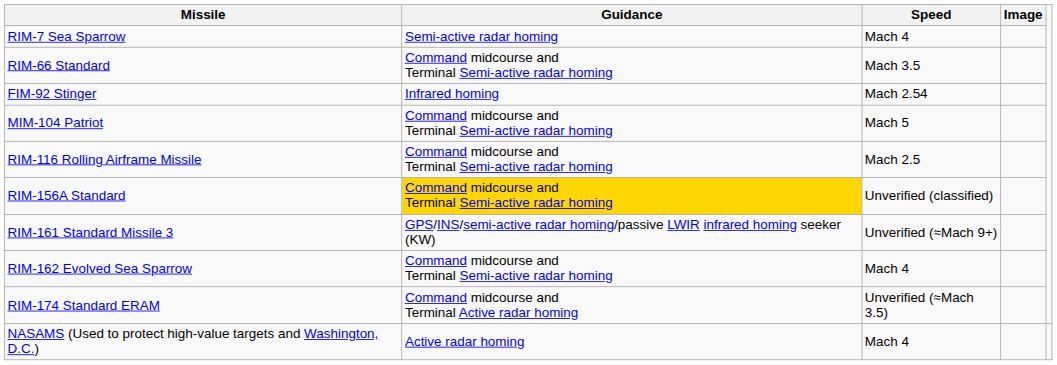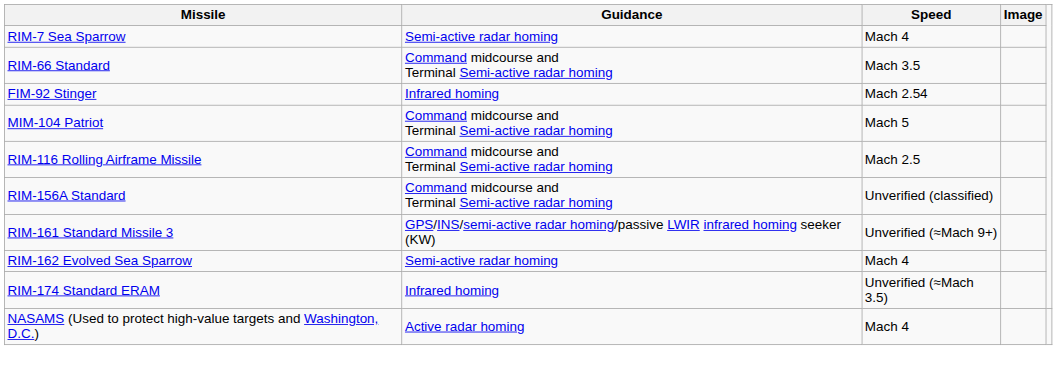(509, 195) gold background -> (509, 195) no background
(509, 268) Command midcourse and Terminal Semi-active radar homing -> (482, 261) Semi-active radar homing
(492, 305) Command midcourse and Terminal Active radar homing -> (452, 290) Infrared homing
